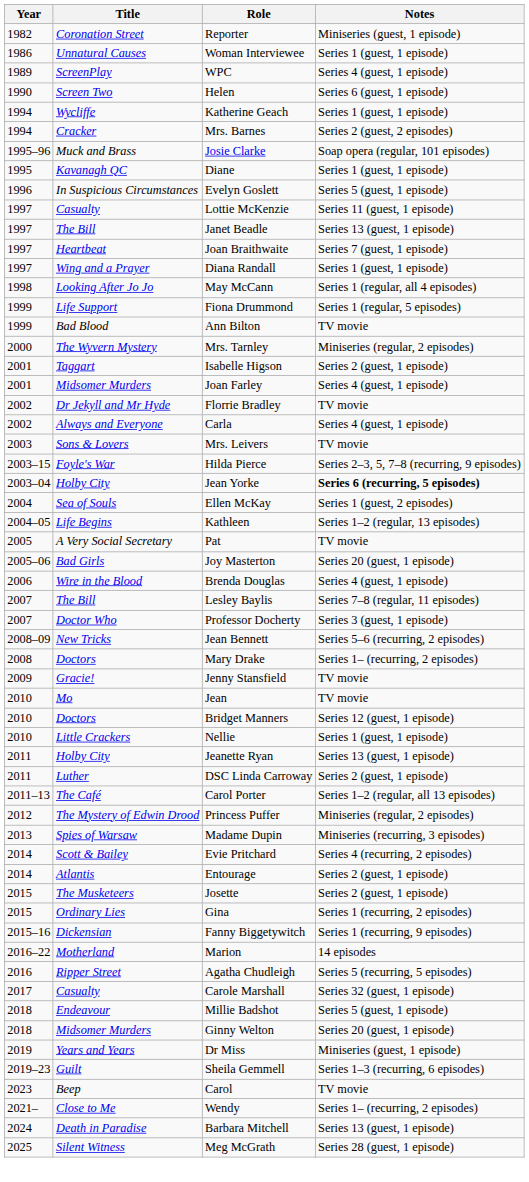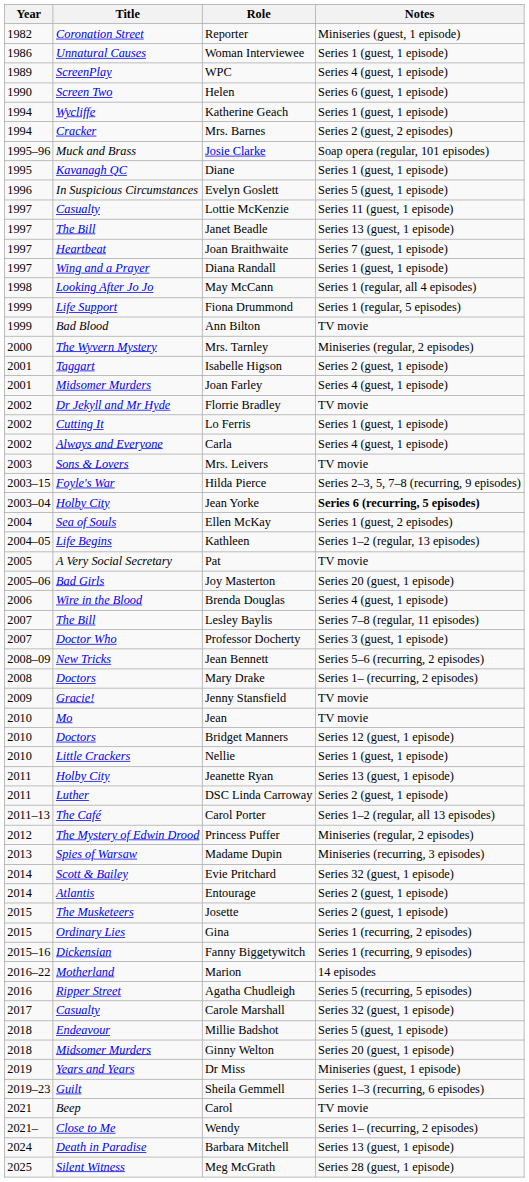+ row: (228, 424)
(395, 854) Series 4 (recurring, 2 episodes) -> (386, 873) Series 32 (guest, 1 episode)
(20, 1088) 2023 -> (20, 1108) 2021
